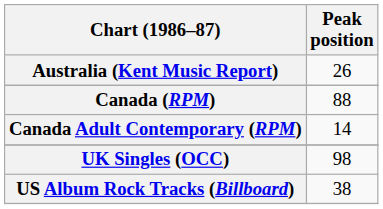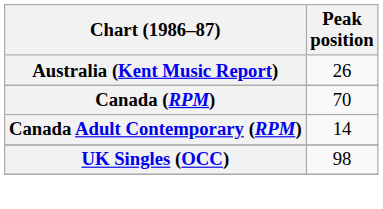(342, 99) 88 -> (342, 99) 70
- row: (155, 188)
